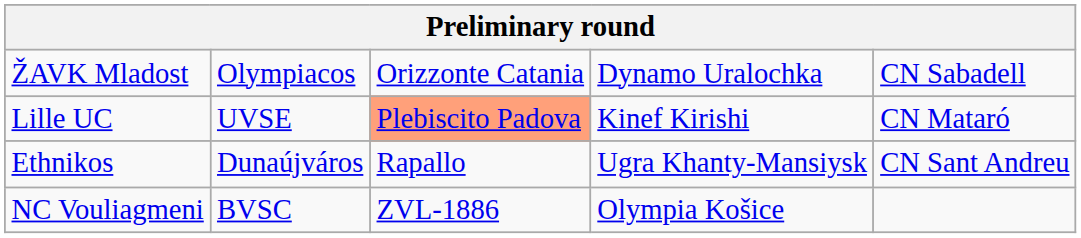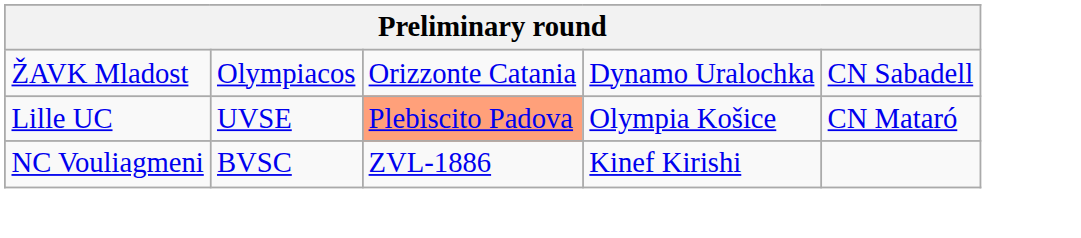(673, 118) Kinef Kirishi -> (683, 118) Olympia Košice
- row: (62, 163)
(691, 208) Olympia Košice -> (665, 163) Kinef Kirishi
